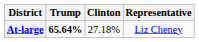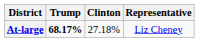(65, 29) 65.64% -> (65, 29) 68.17%
